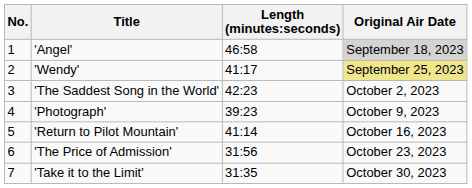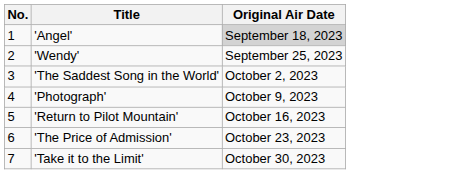- column: (283, 22)
(405, 70) khaki background -> (284, 55) no background
